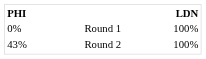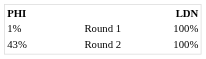(14, 29) 0% -> (14, 29) 1%
